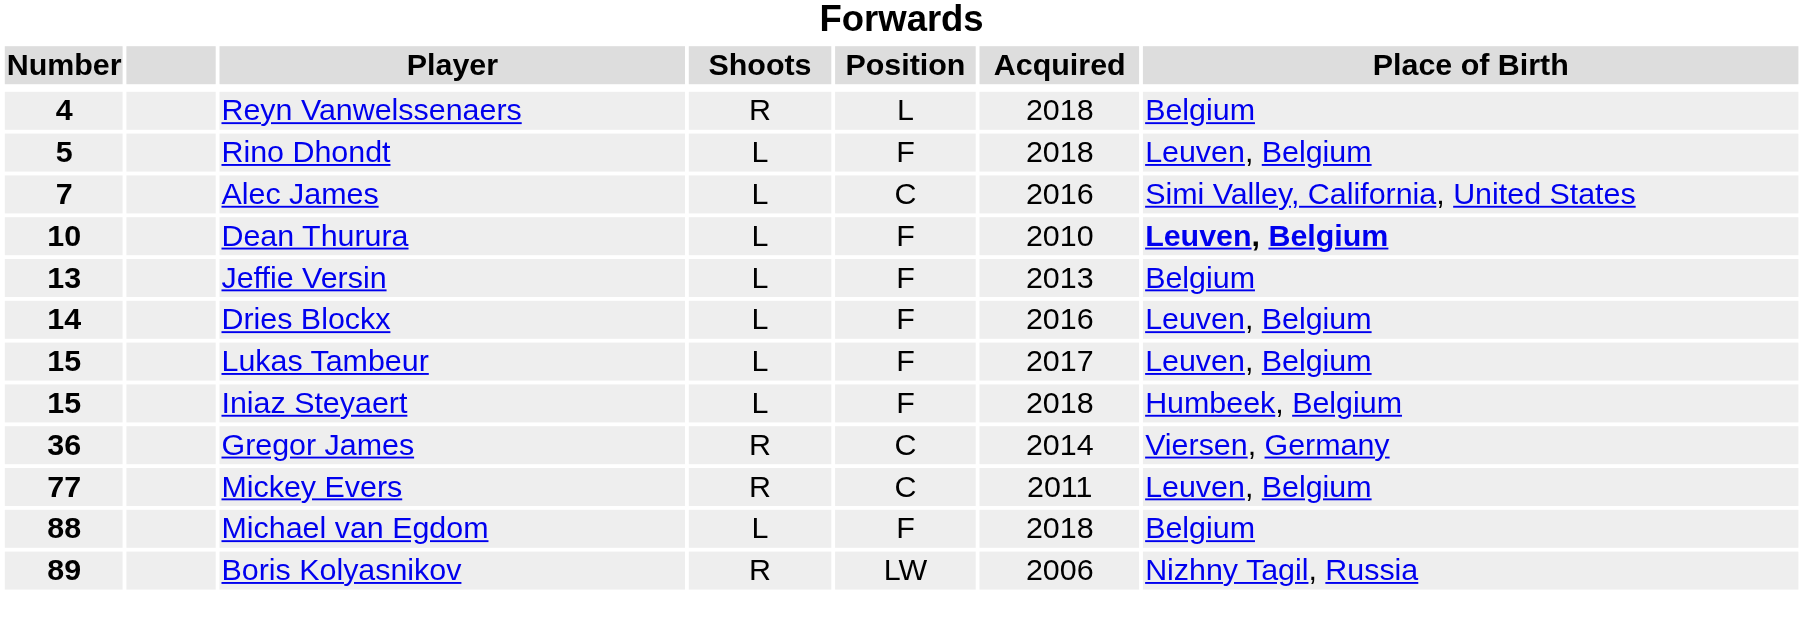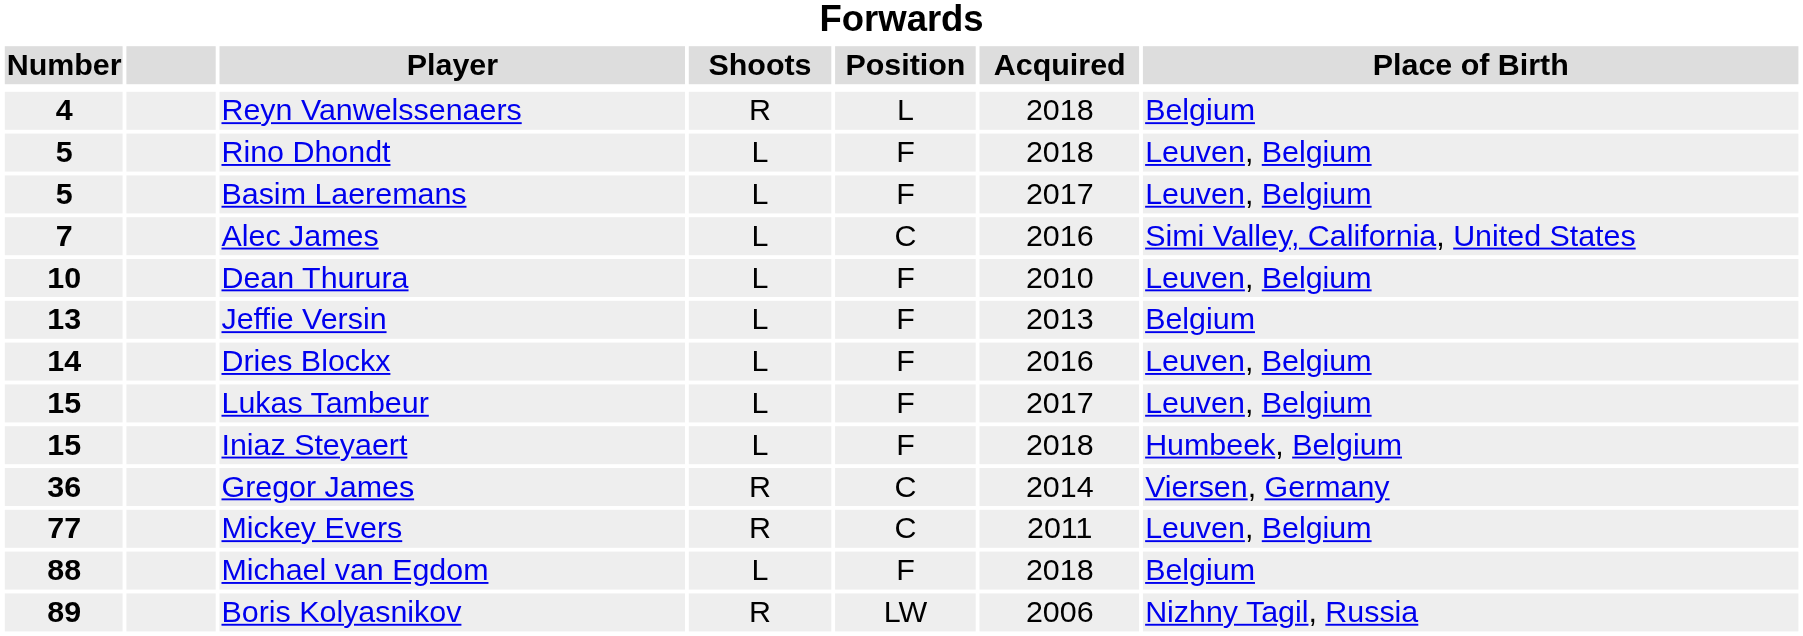+ row: (344, 193)
(1267, 235) bold -> (1258, 277) normal
